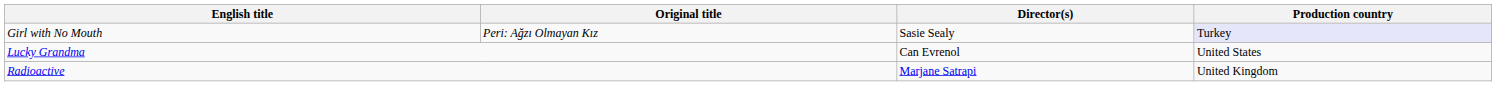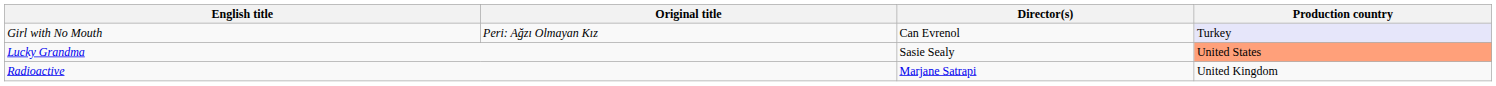(927, 33) Sasie Sealy -> (930, 33) Can Evrenol
(930, 52) Can Evrenol -> (927, 52) Sasie Sealy
(1229, 52) no background -> (1229, 52) lightsalmon background
